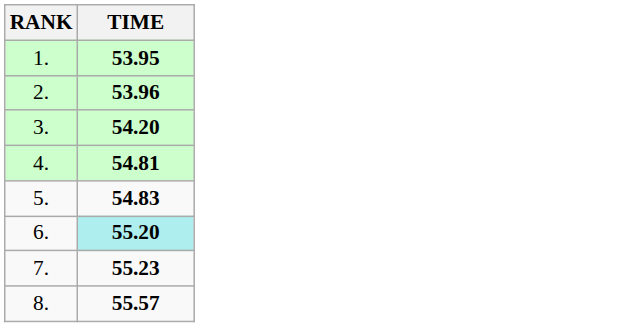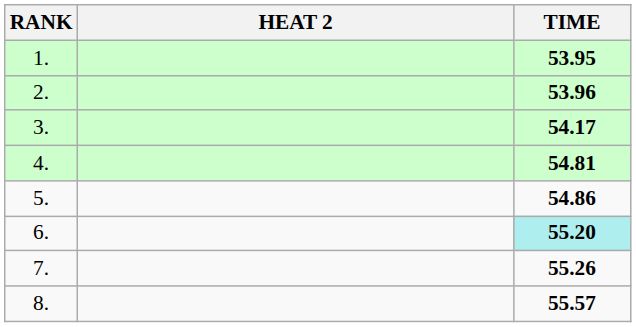+ column: (296, 22)
(136, 127) 54.20 -> (572, 127) 54.17
(136, 198) 54.83 -> (572, 198) 54.86
(136, 268) 55.23 -> (572, 268) 55.26
